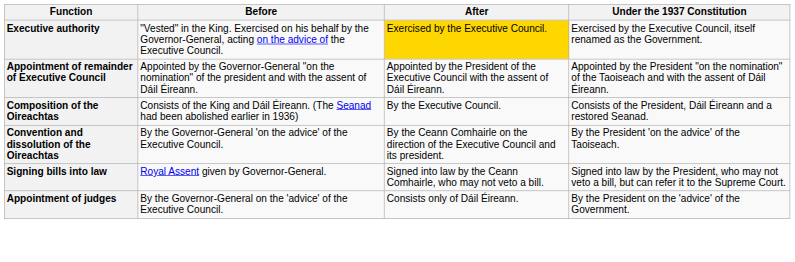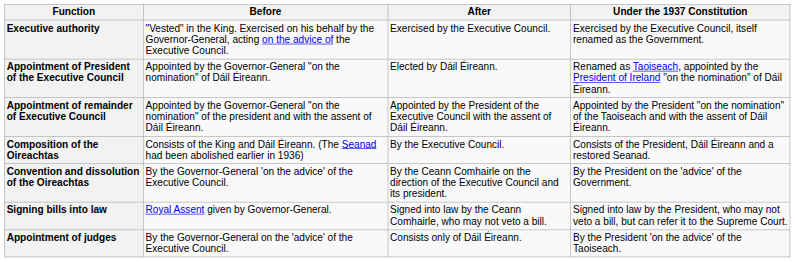(467, 28) gold background -> (470, 28) no background
+ row: (68, 72)
(656, 138) By the President 'on the advice' of the Taoiseach. -> (657, 177) By the President on the 'advice' of the Government.
(656, 204) By the President on the 'advice' of the Government. -> (657, 243) By the President 'on the advice' of the Taoiseach.
